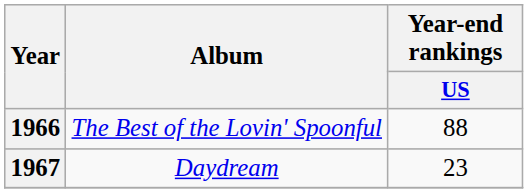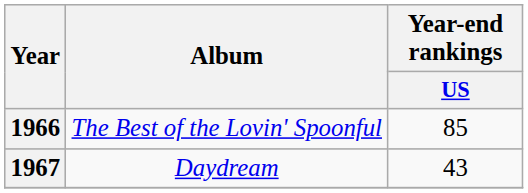(455, 128) 88 -> (455, 128) 85
(455, 167) 23 -> (455, 167) 43
